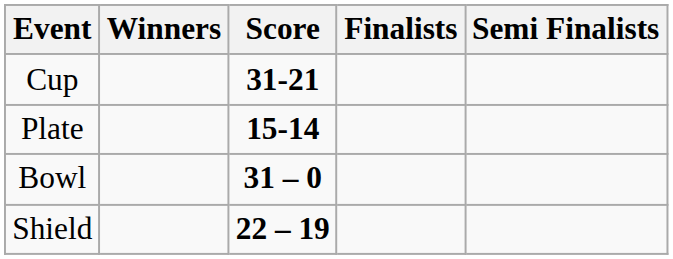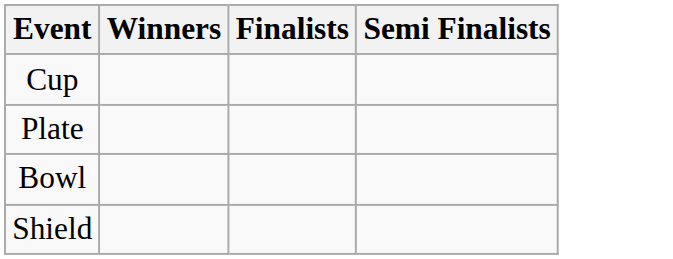- column: (283, 29)
